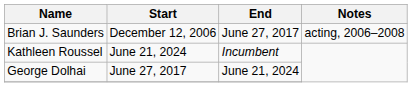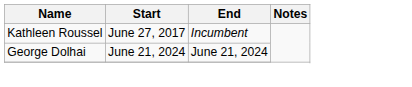- row: (56, 33)
(148, 52) June 21, 2024 -> (147, 33) June 27, 2017
(148, 71) June 27, 2017 -> (147, 52) June 21, 2024
